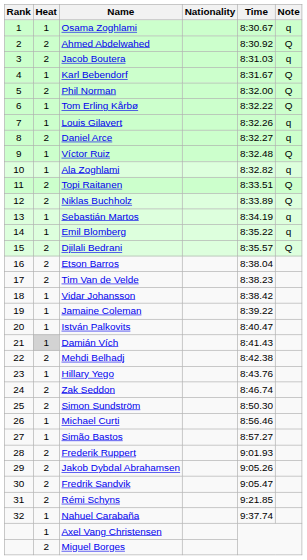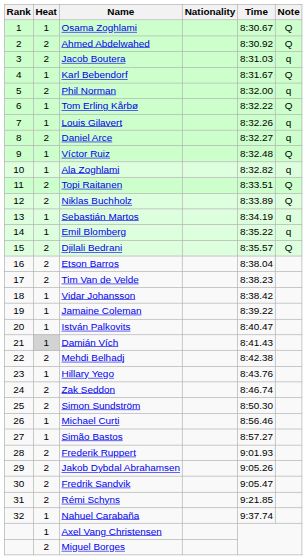(289, 28) q -> (289, 28) Q
(289, 91) Q -> (289, 91) q
